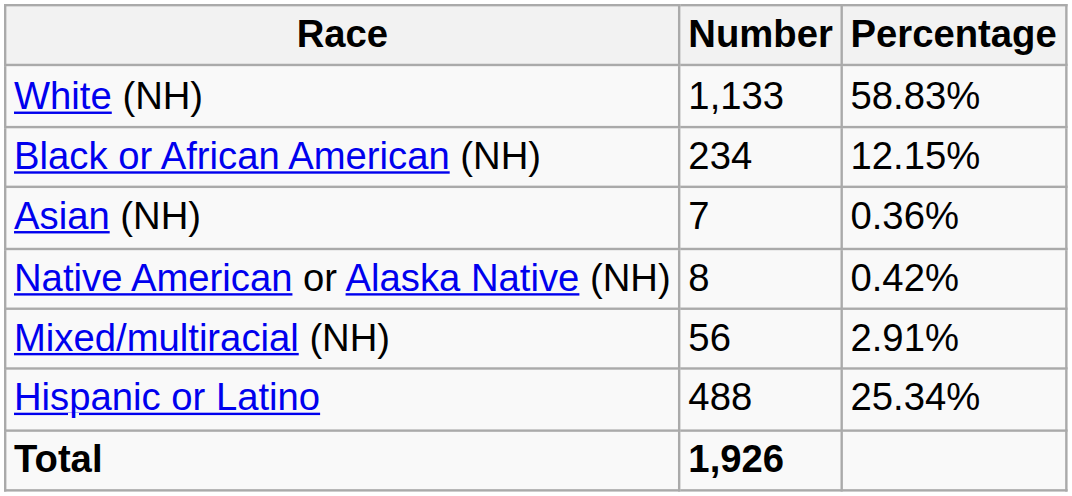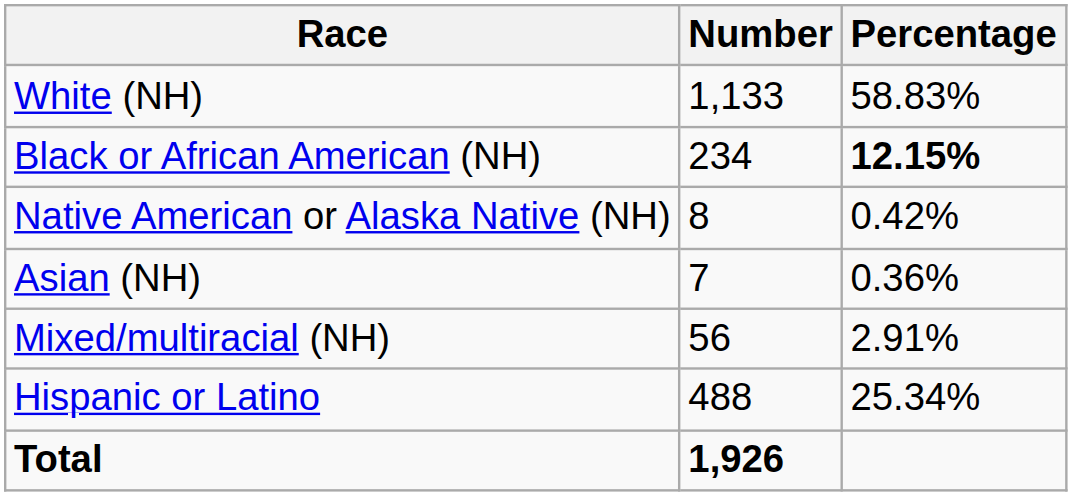(915, 156) normal -> (915, 156) bold
rows swapped: (342, 277) <-> (108, 216)
